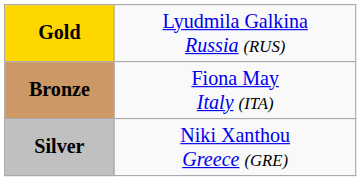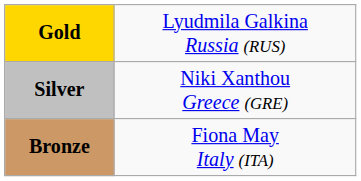rows swapped: (59, 146) <-> (59, 89)
